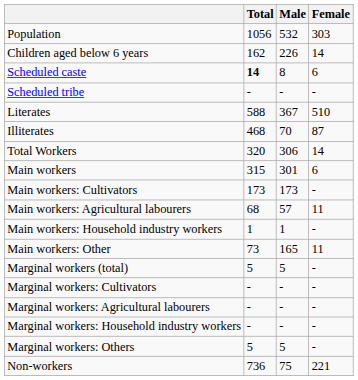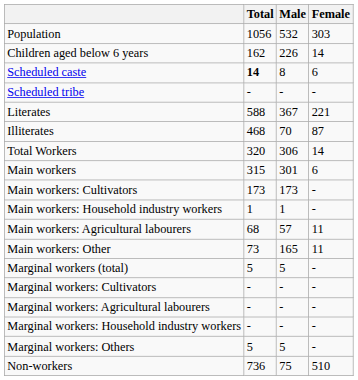(321, 111) 510 -> (321, 111) 221
rows swapped: (99, 209) <-> (115, 229)
(321, 365) 221 -> (321, 365) 510
